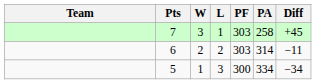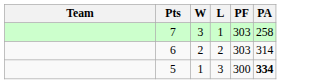- column: (293, 13)
(265, 69) normal -> (265, 69) bold
